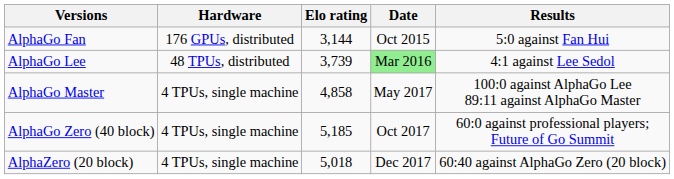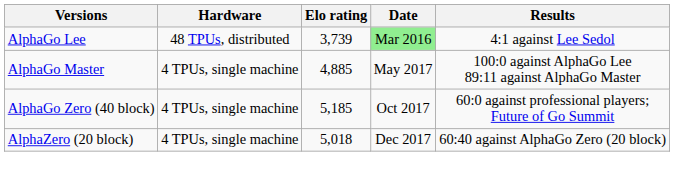- row: (47, 38)
(336, 92) 4,858 -> (336, 69) 4,885
